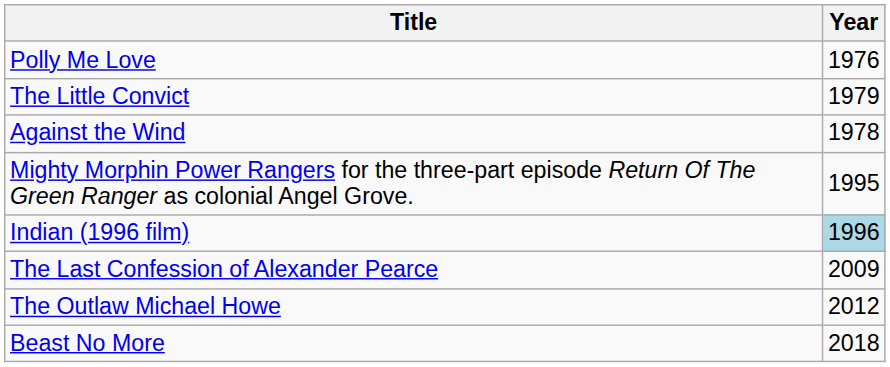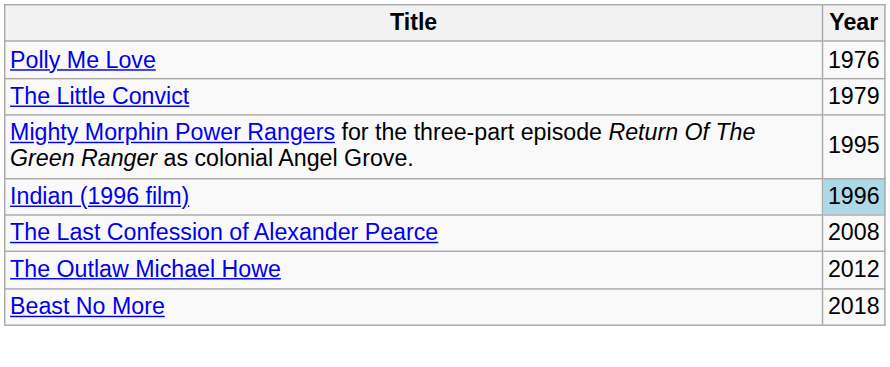- row: (98, 133)
(854, 269) 2009 -> (854, 232) 2008
